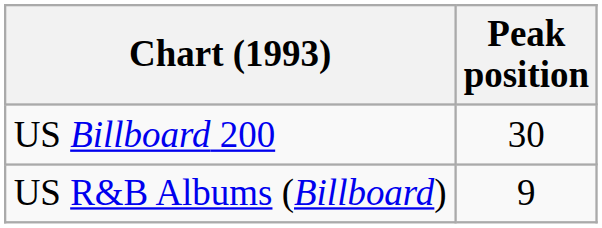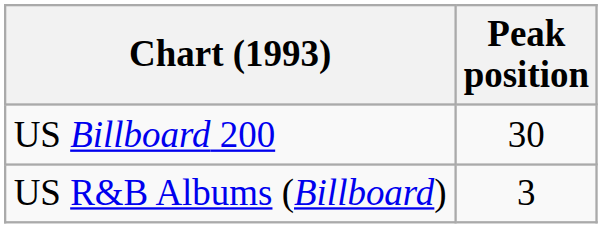(526, 192) 9 -> (526, 192) 3
